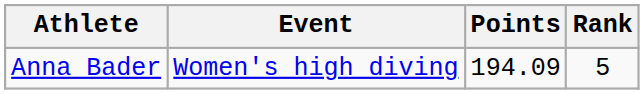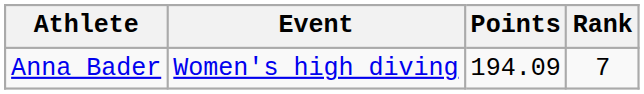(603, 68) 5 -> (603, 68) 7
